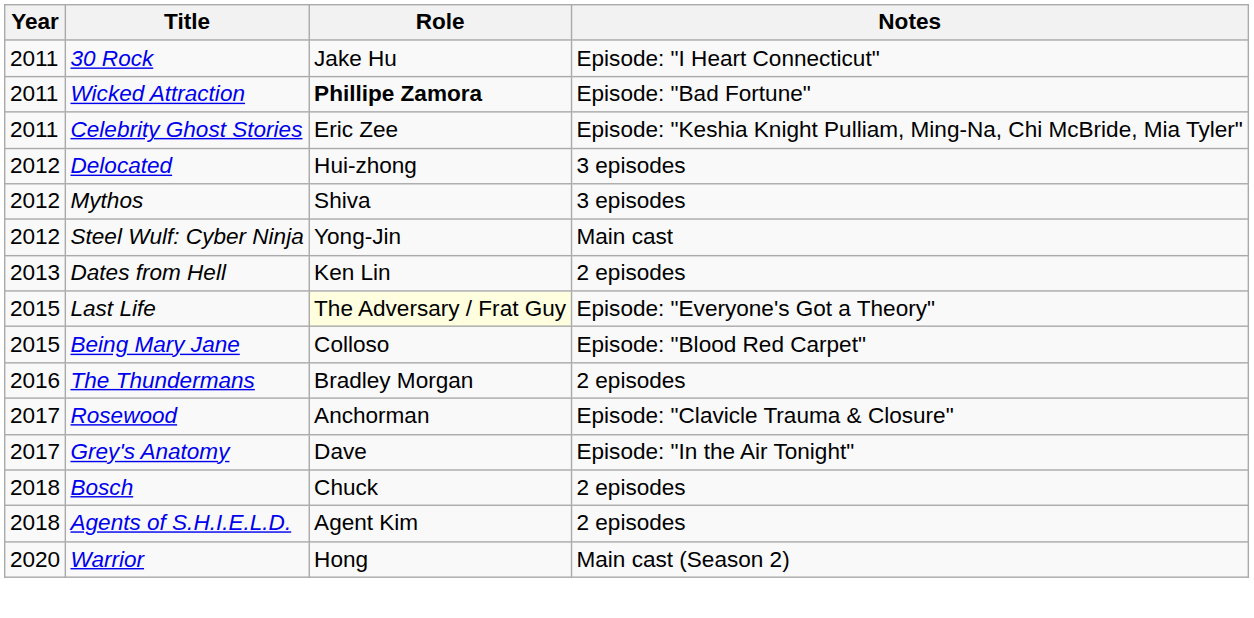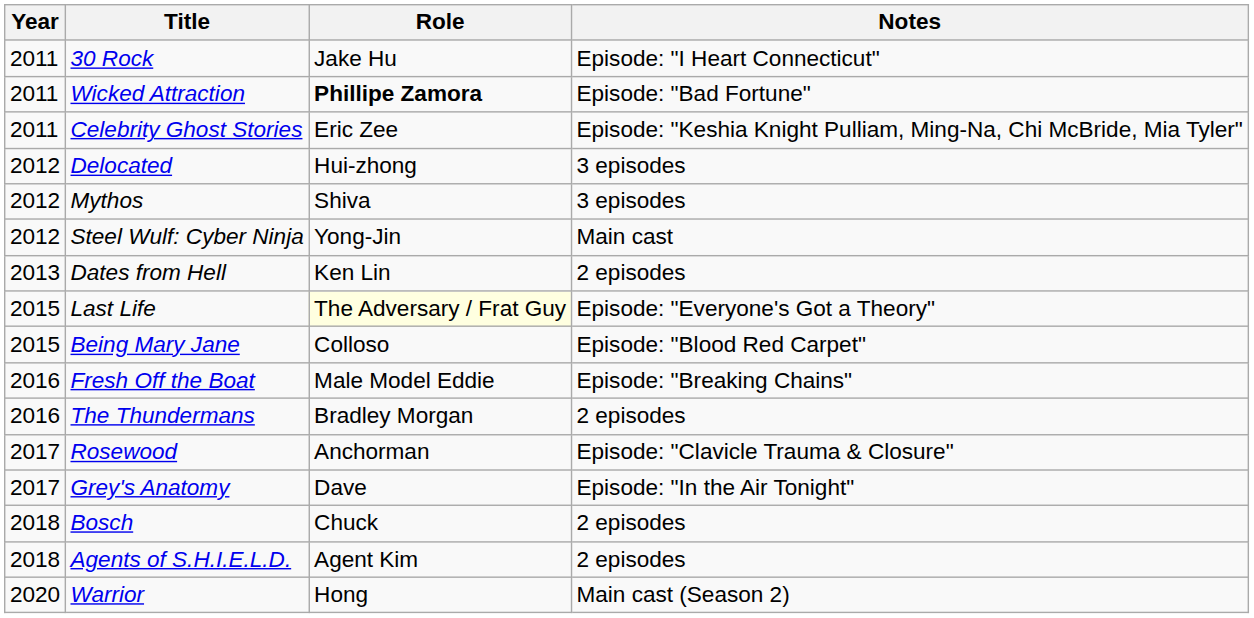+ row: (163, 380)
